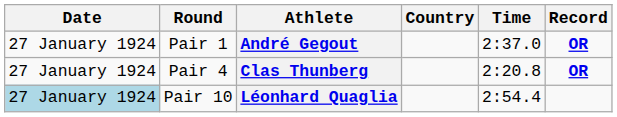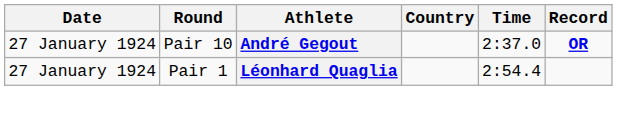(198, 45) Pair 1 -> (198, 45) Pair 10
- row: (304, 71)
(82, 98) lightblue background -> (82, 71) no background
(198, 98) Pair 10 -> (198, 71) Pair 1
